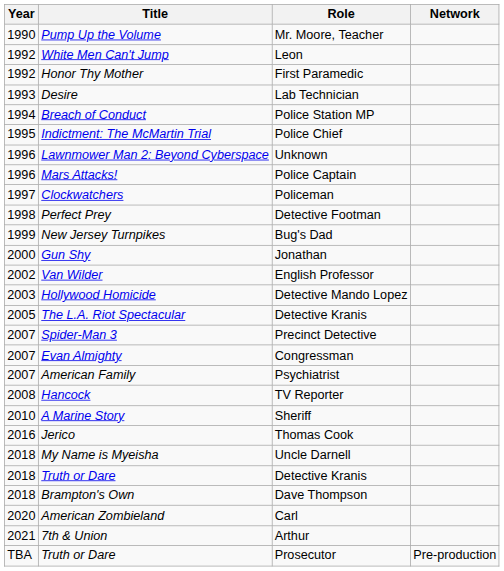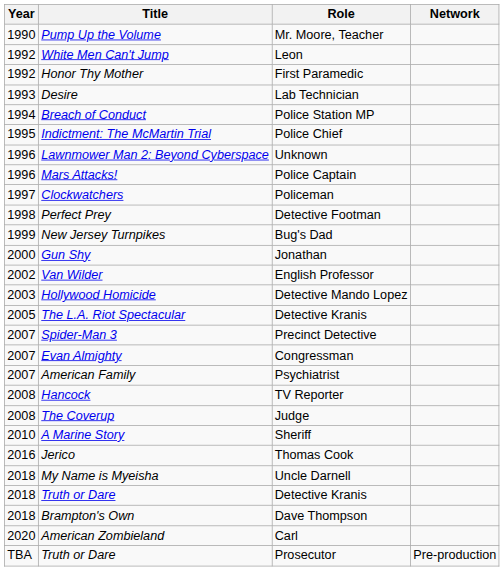+ row: (21, 415)
- row: (21, 535)
